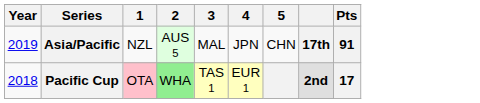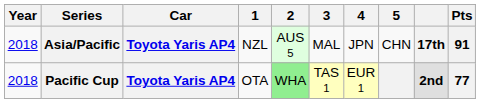+ column: (181, 16)
(23, 44) 2019 -> (23, 44) 2018
(140, 81) pink background -> (255, 81) no background
(347, 81) 17 -> (462, 81) 77
